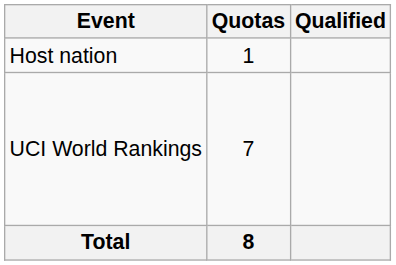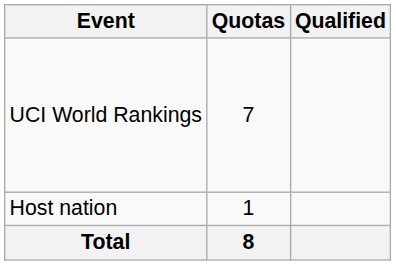rows swapped: (63, 55) <-> (106, 148)
